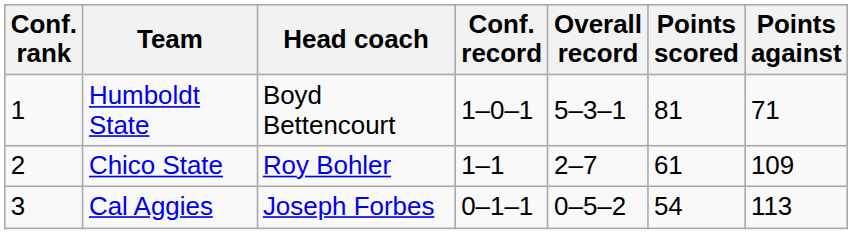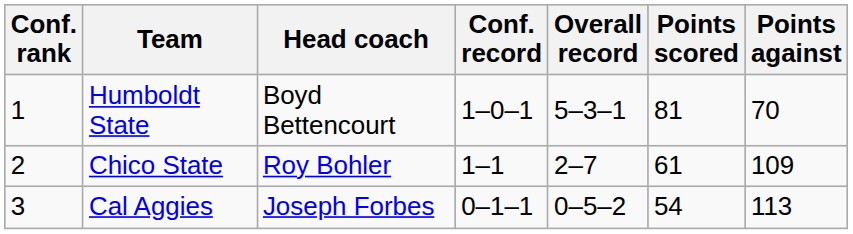(765, 109) 71 -> (765, 109) 70
